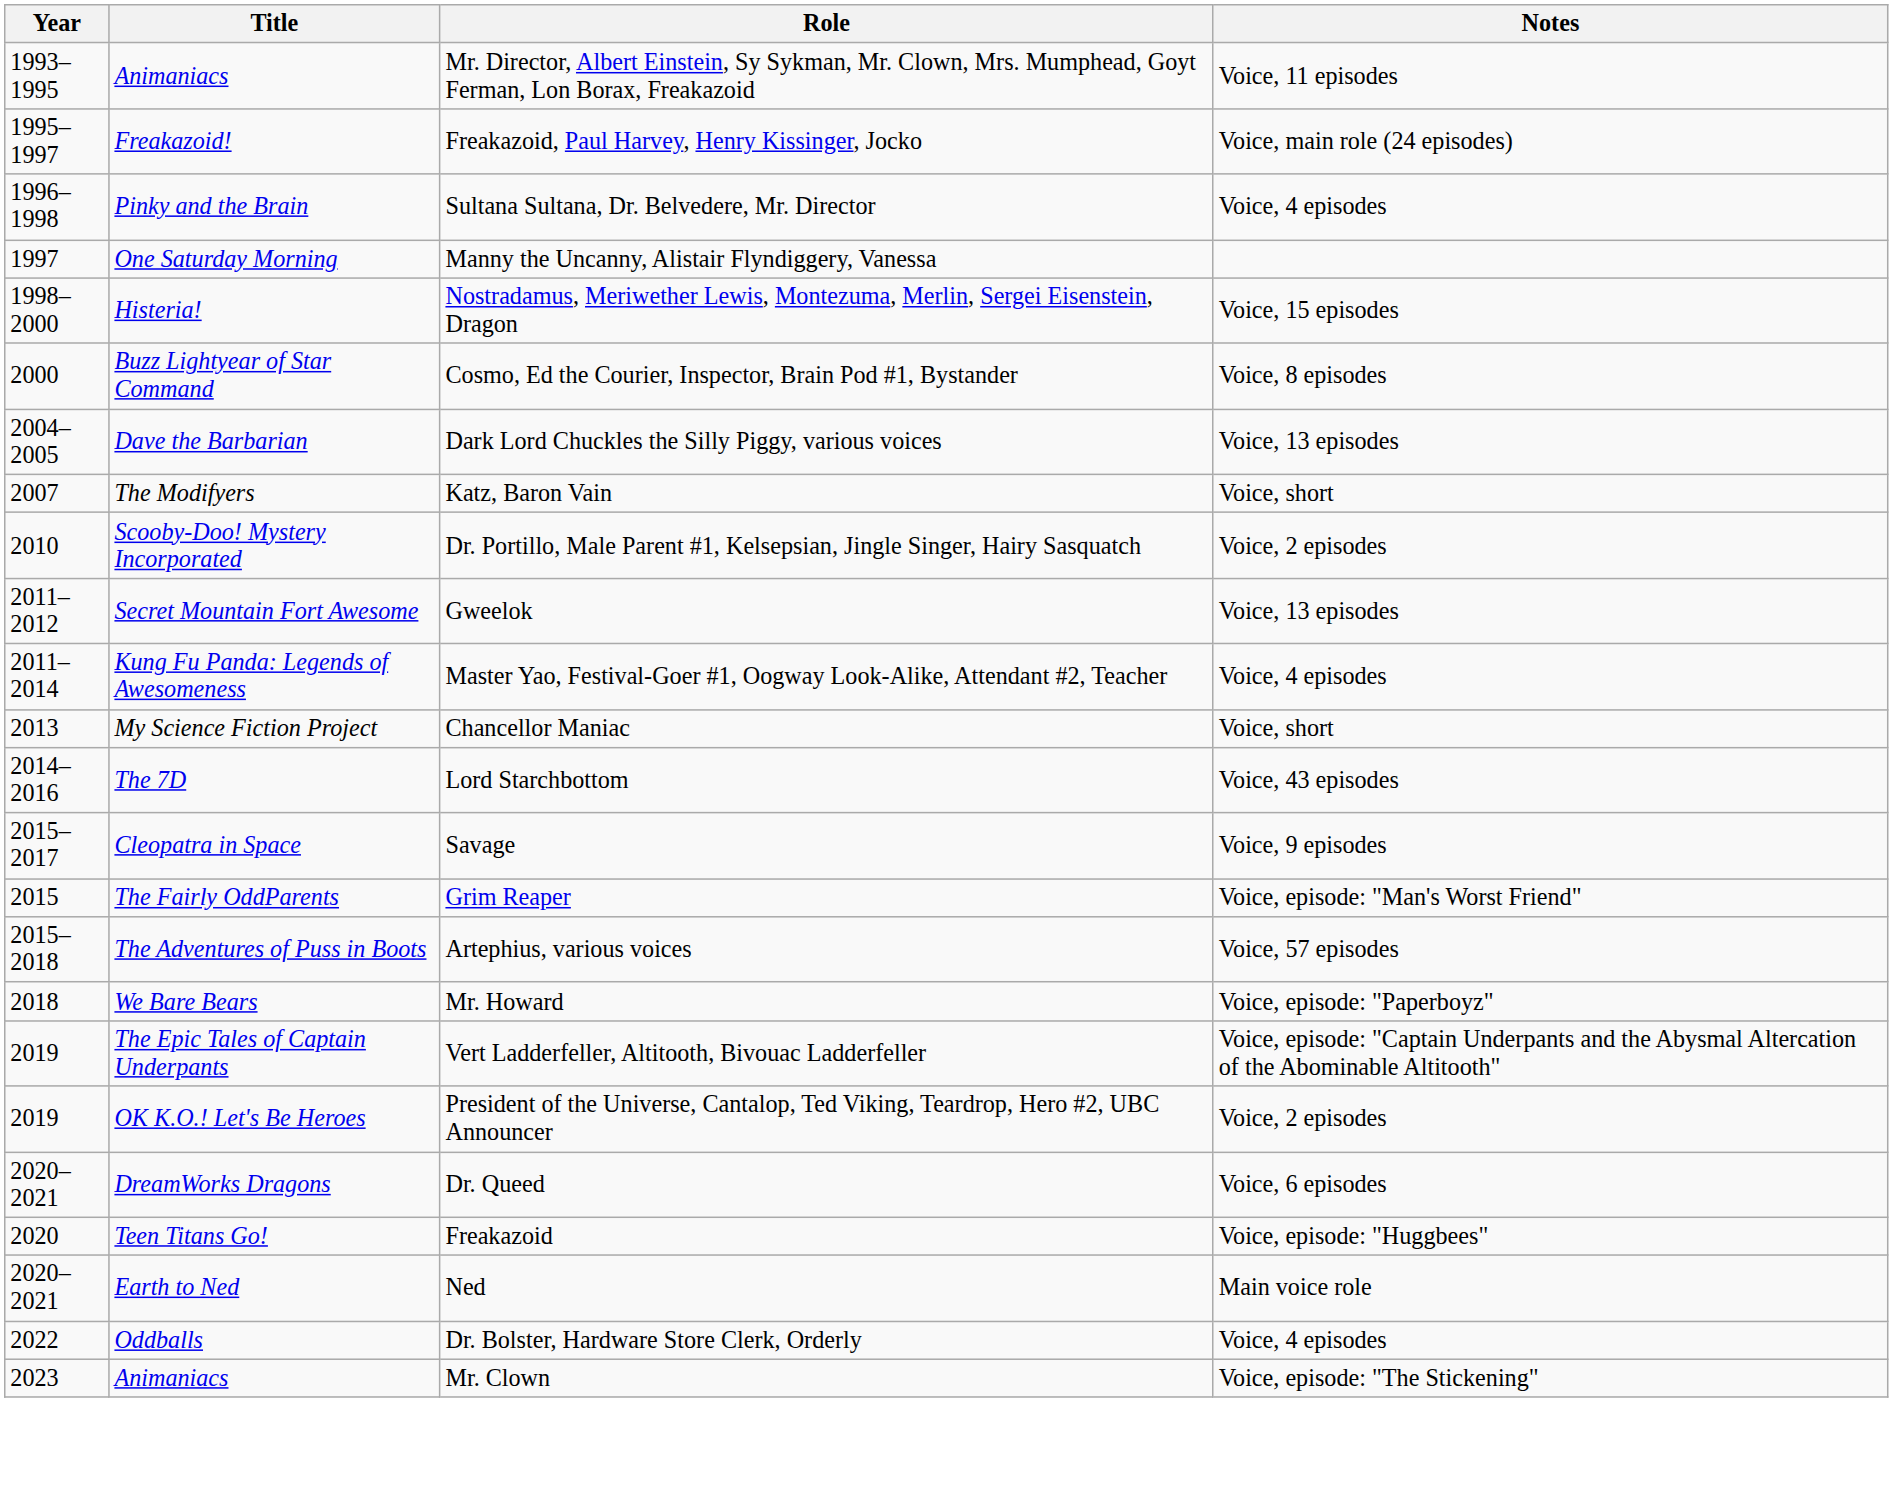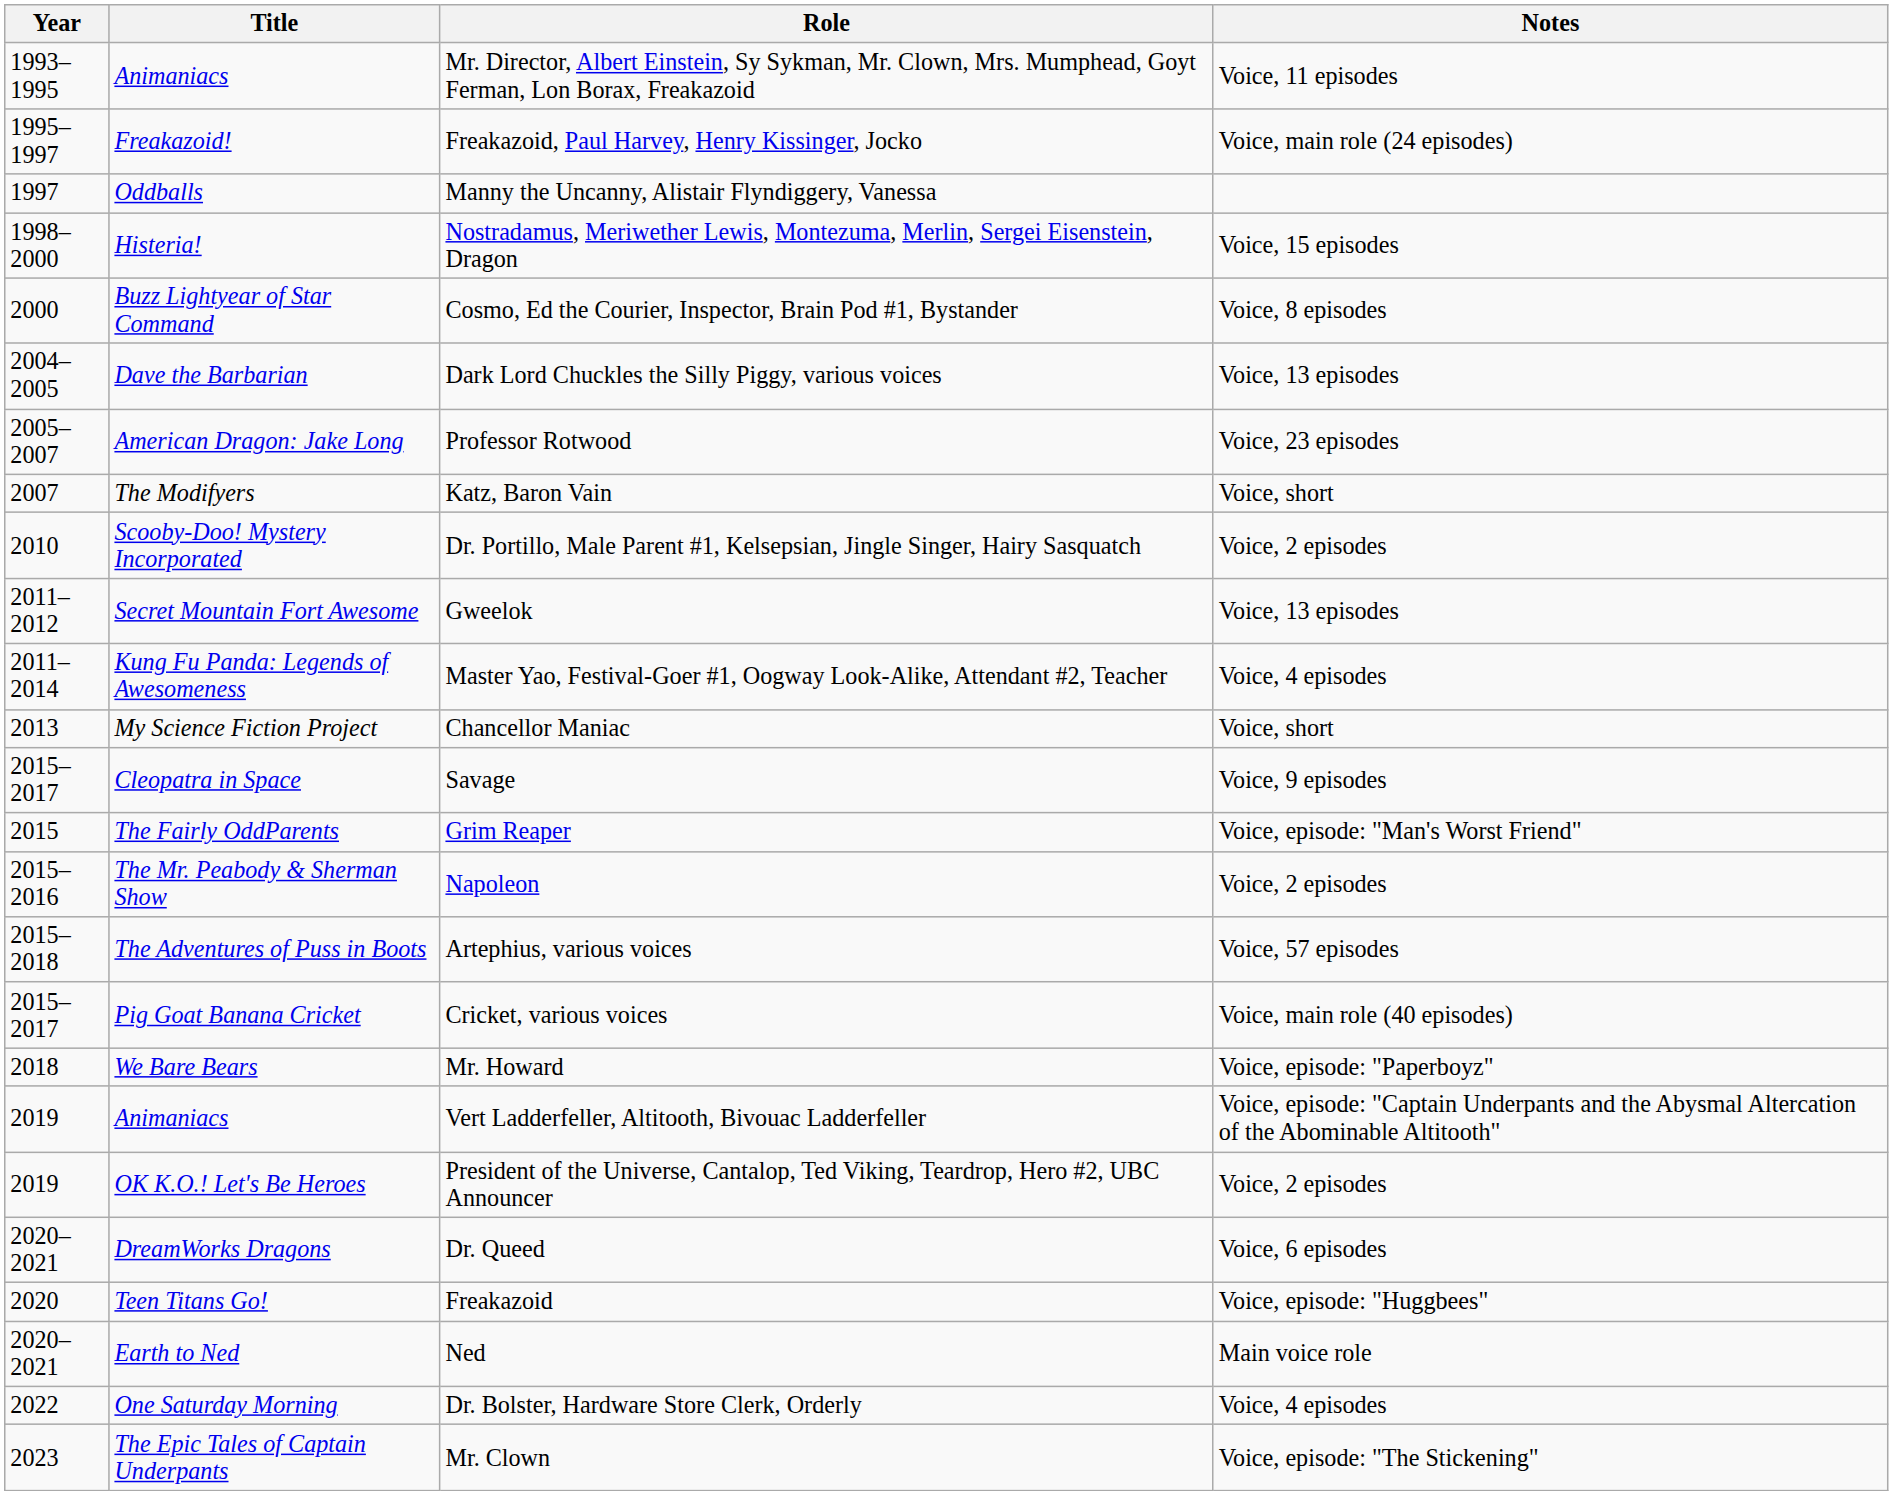- row: (660, 206)
(226, 258) One Saturday Morning -> (159, 192) Oddballs
+ row: (538, 441)
- row: (537, 779)
+ row: (492, 883)
+ row: (556, 1014)
(240, 1053) The Epic Tales of Captain Underpants -> (171, 1118) Animaniacs
(159, 1339) Oddballs -> (226, 1405) One Saturday Morning
(171, 1378) Animaniacs -> (240, 1457) The Epic Tales of Captain Underpants
